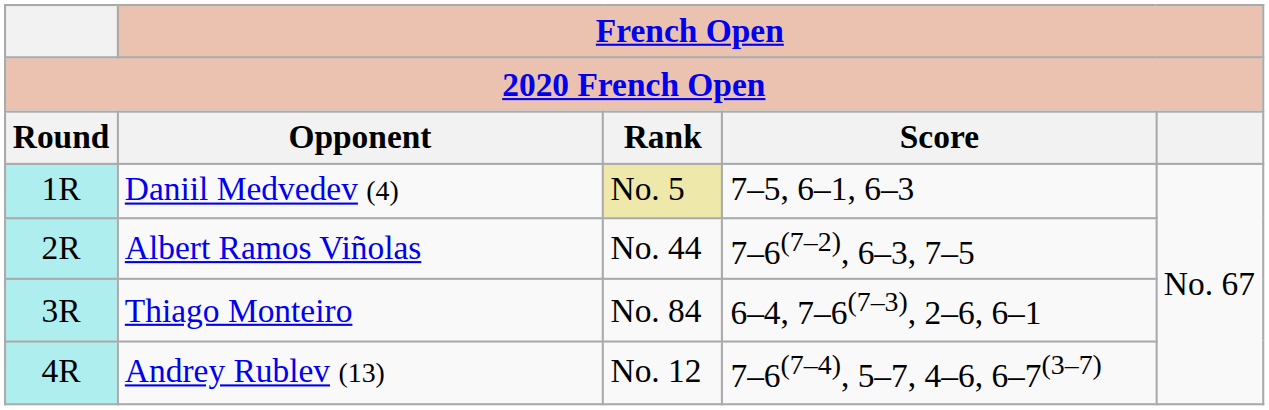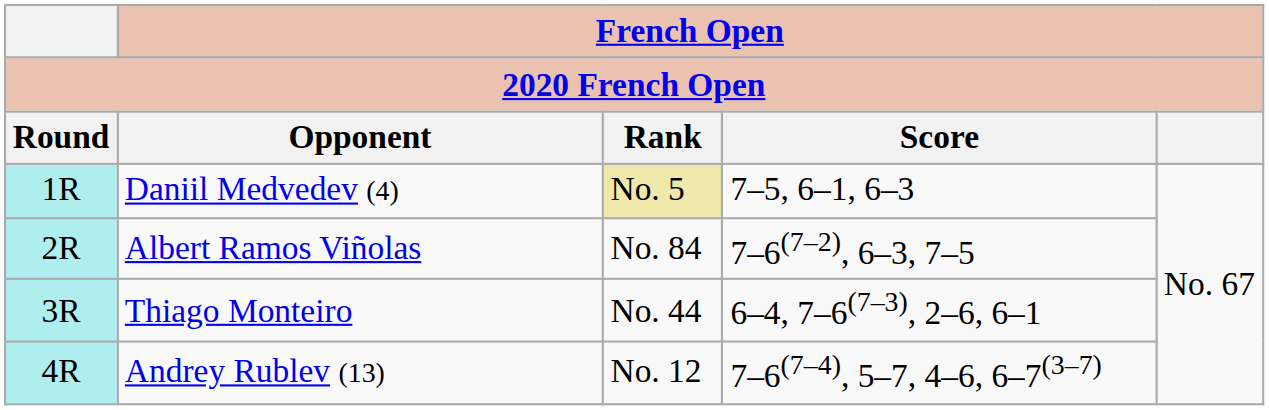(656, 247) No. 44 -> (656, 247) No. 84
(656, 309) No. 84 -> (656, 309) No. 44
